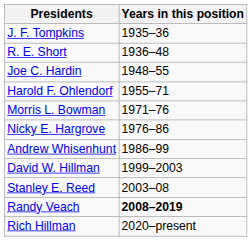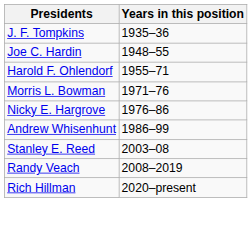- row: (37, 52)
- row: (53, 168)
(152, 206) bold -> (152, 168) normal
